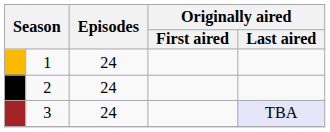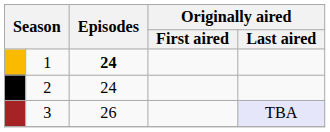(108, 62) normal -> (108, 62) bold
(108, 113) 24 -> (108, 113) 26
